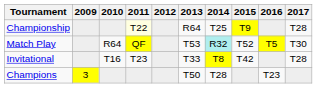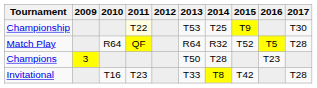(192, 28) R64 -> (192, 28) T53
(298, 28) T28 -> (298, 28) T30
(192, 43) T53 -> (192, 43) R64
(218, 43) paleturquoise background -> (218, 43) no background
(298, 43) T30 -> (298, 43) T28
rows swapped: (30, 59) <-> (32, 75)
